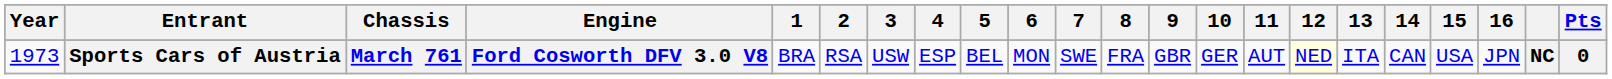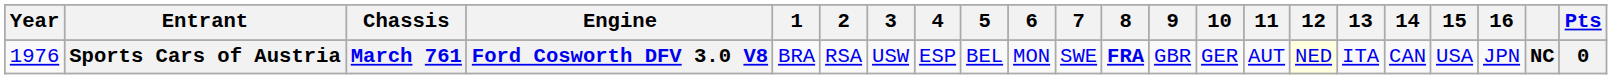(35, 56) 1973 -> (35, 56) 1976
(1126, 56) normal -> (1126, 56) bold
